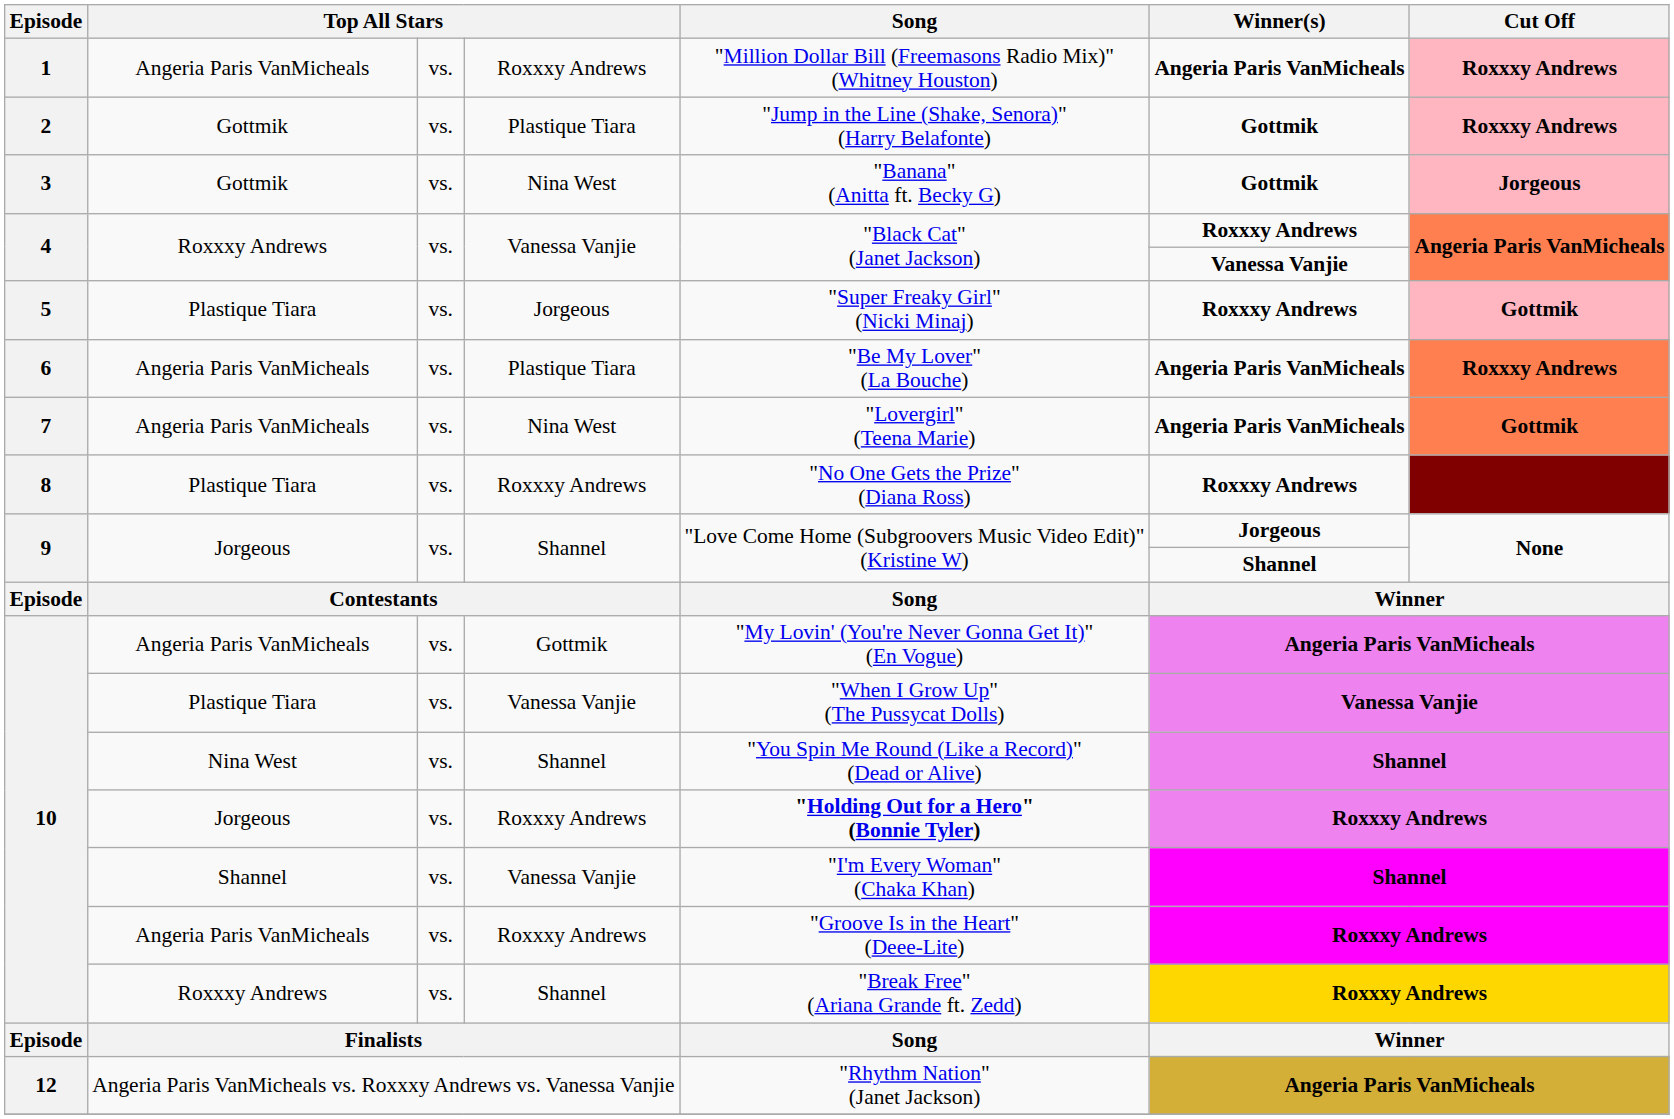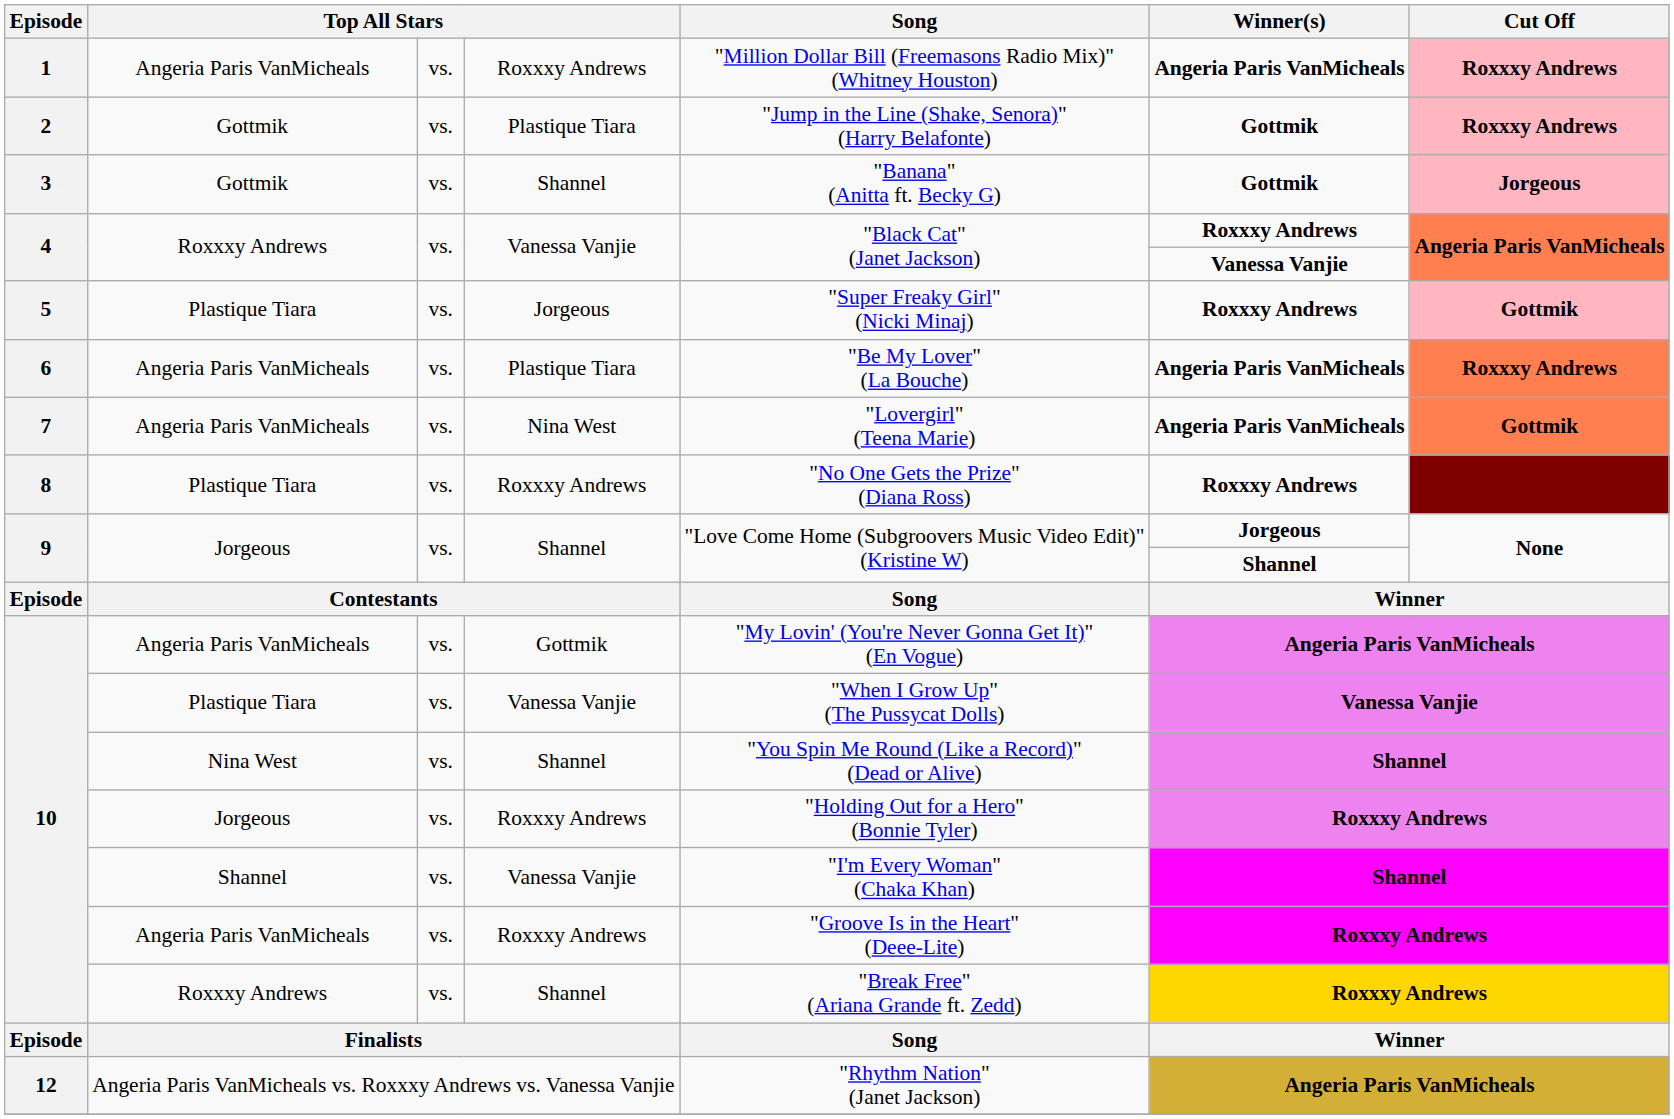(572, 183) Nina West -> (572, 183) Shannel
(914, 818) bold -> (914, 818) normal
